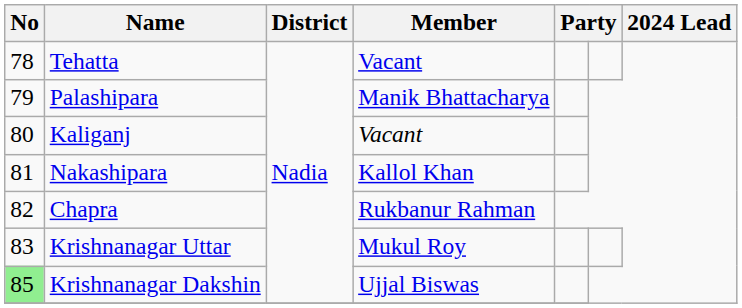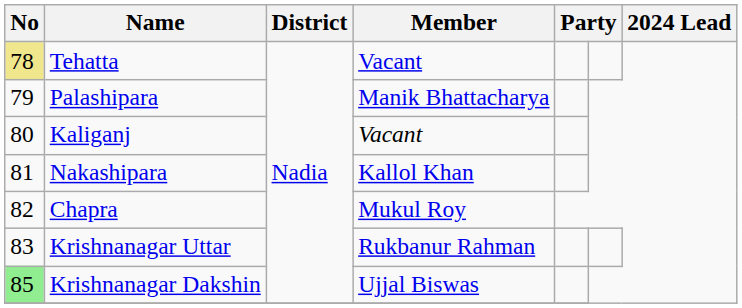(22, 60) no background -> (22, 60) khaki background
(447, 209) Rukbanur Rahman -> (412, 209) Mukul Roy
(412, 246) Mukul Roy -> (447, 246) Rukbanur Rahman
